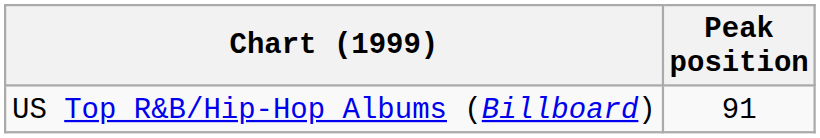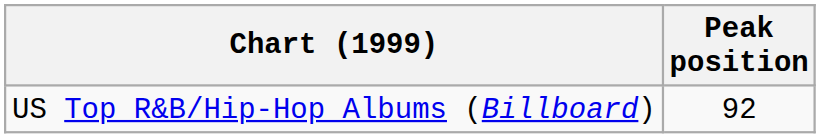(739, 109) 91 -> (739, 109) 92
